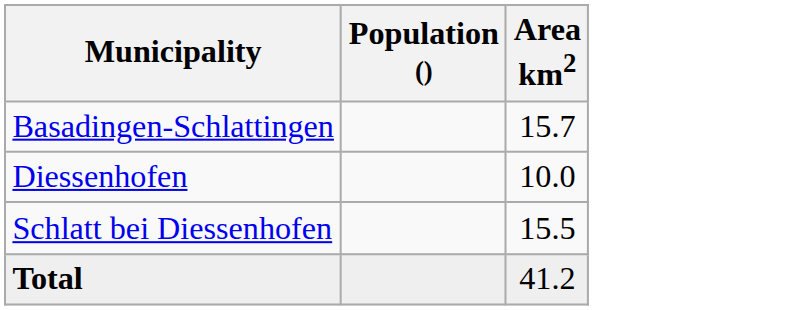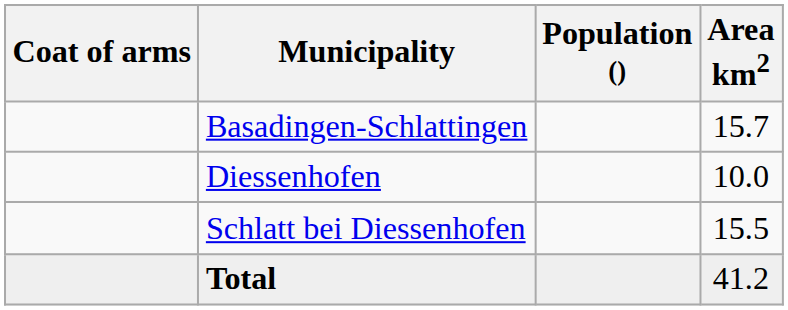+ column: (102, 52)
